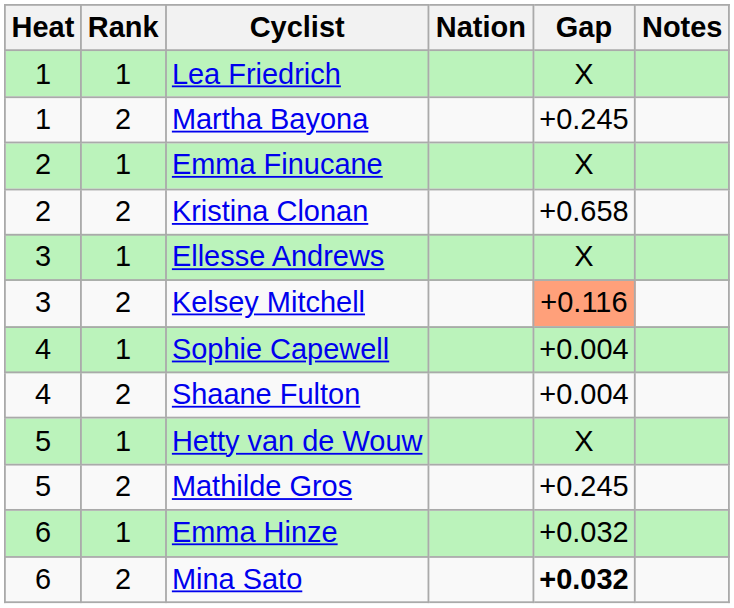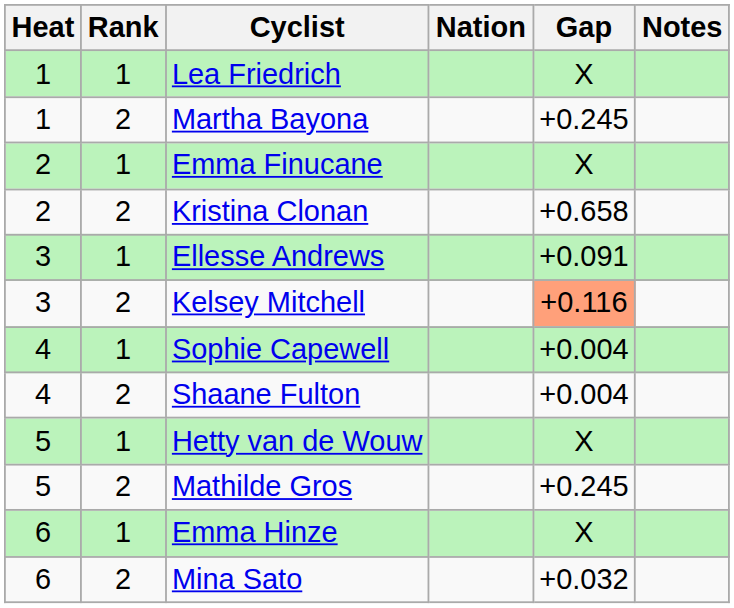(584, 257) X -> (584, 257) +0.091
(584, 532) +0.032 -> (584, 532) X
(584, 578) bold -> (584, 578) normal
